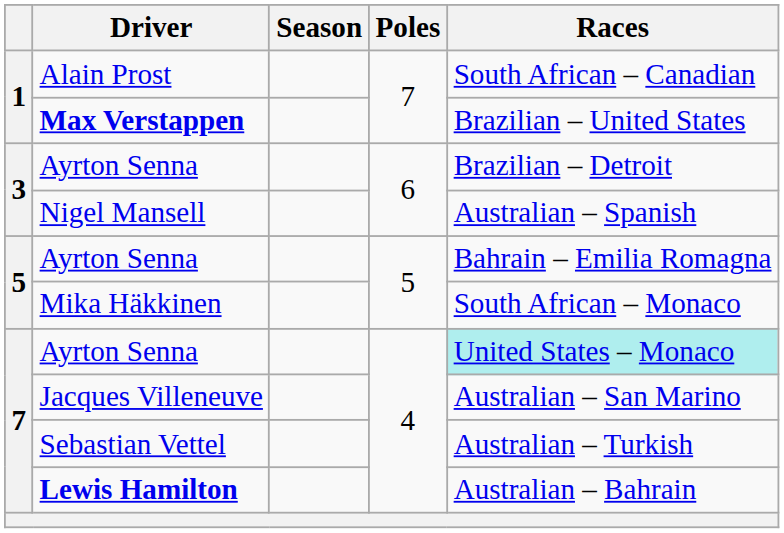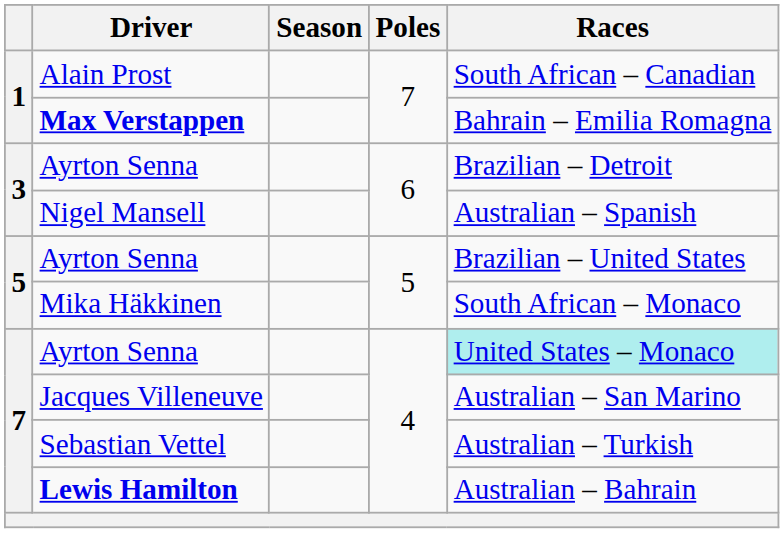(600, 119) Brazilian – United States -> (613, 119) Bahrain – Emilia Romagna
(613, 258) Bahrain – Emilia Romagna -> (600, 258) Brazilian – United States
